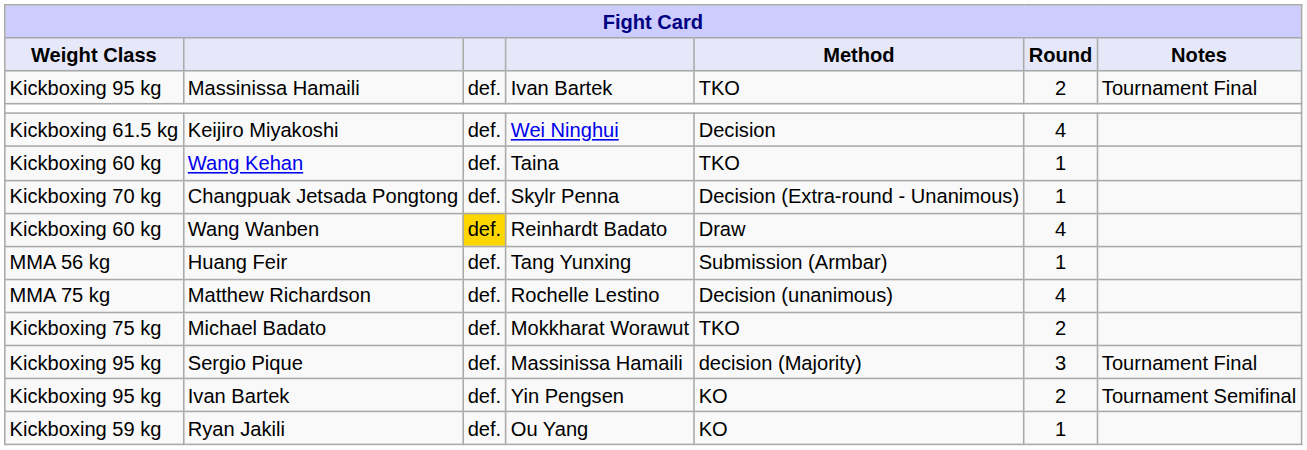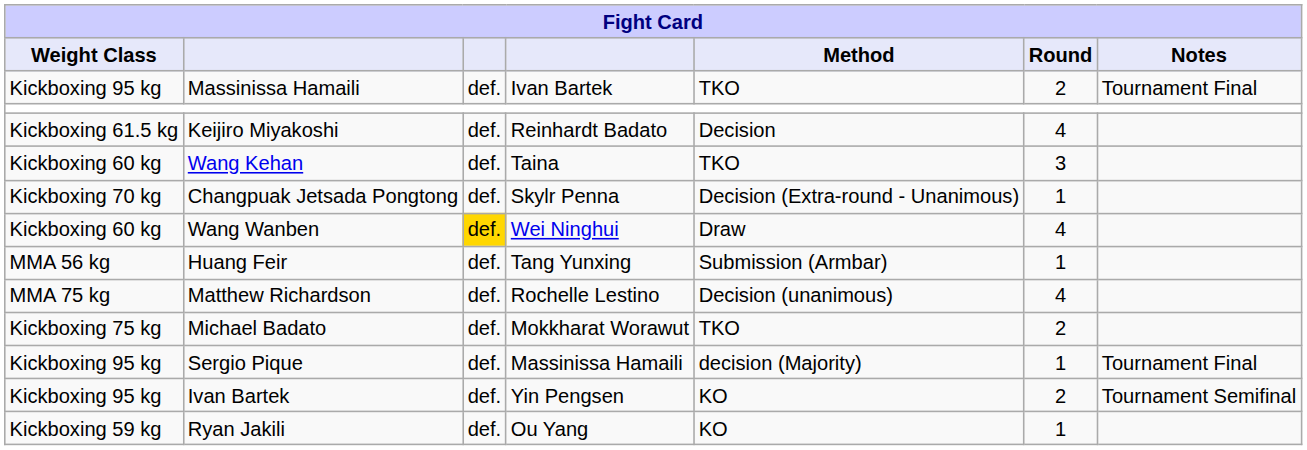(565, 130) Wei Ninghui -> (589, 130) Reinhardt Badato
(1060, 163) 1 -> (1060, 163) 3
(589, 229) Reinhardt Badato -> (565, 229) Wei Ninghui
(1060, 362) 3 -> (1060, 362) 1
